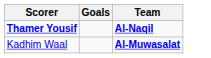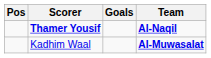+ column: (16, 12)
